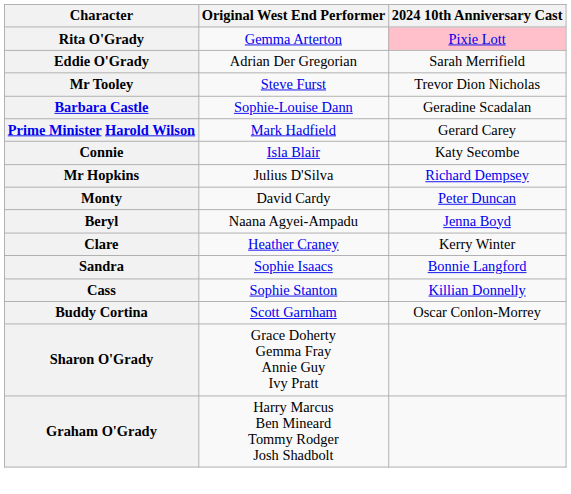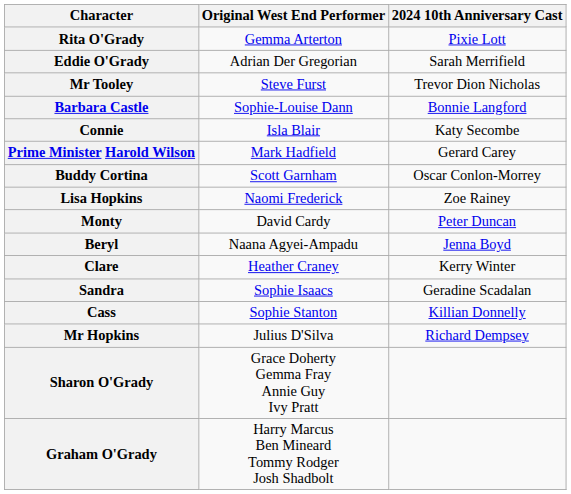(477, 38) pink background -> (477, 38) no background
(477, 107) Geradine Scadalan -> (477, 107) Bonnie Langford
rows swapped: (101, 130) <-> (101, 152)
rows swapped: (101, 175) <-> (101, 312)
+ row: (101, 198)
(477, 267) Bonnie Langford -> (477, 289) Geradine Scadalan
